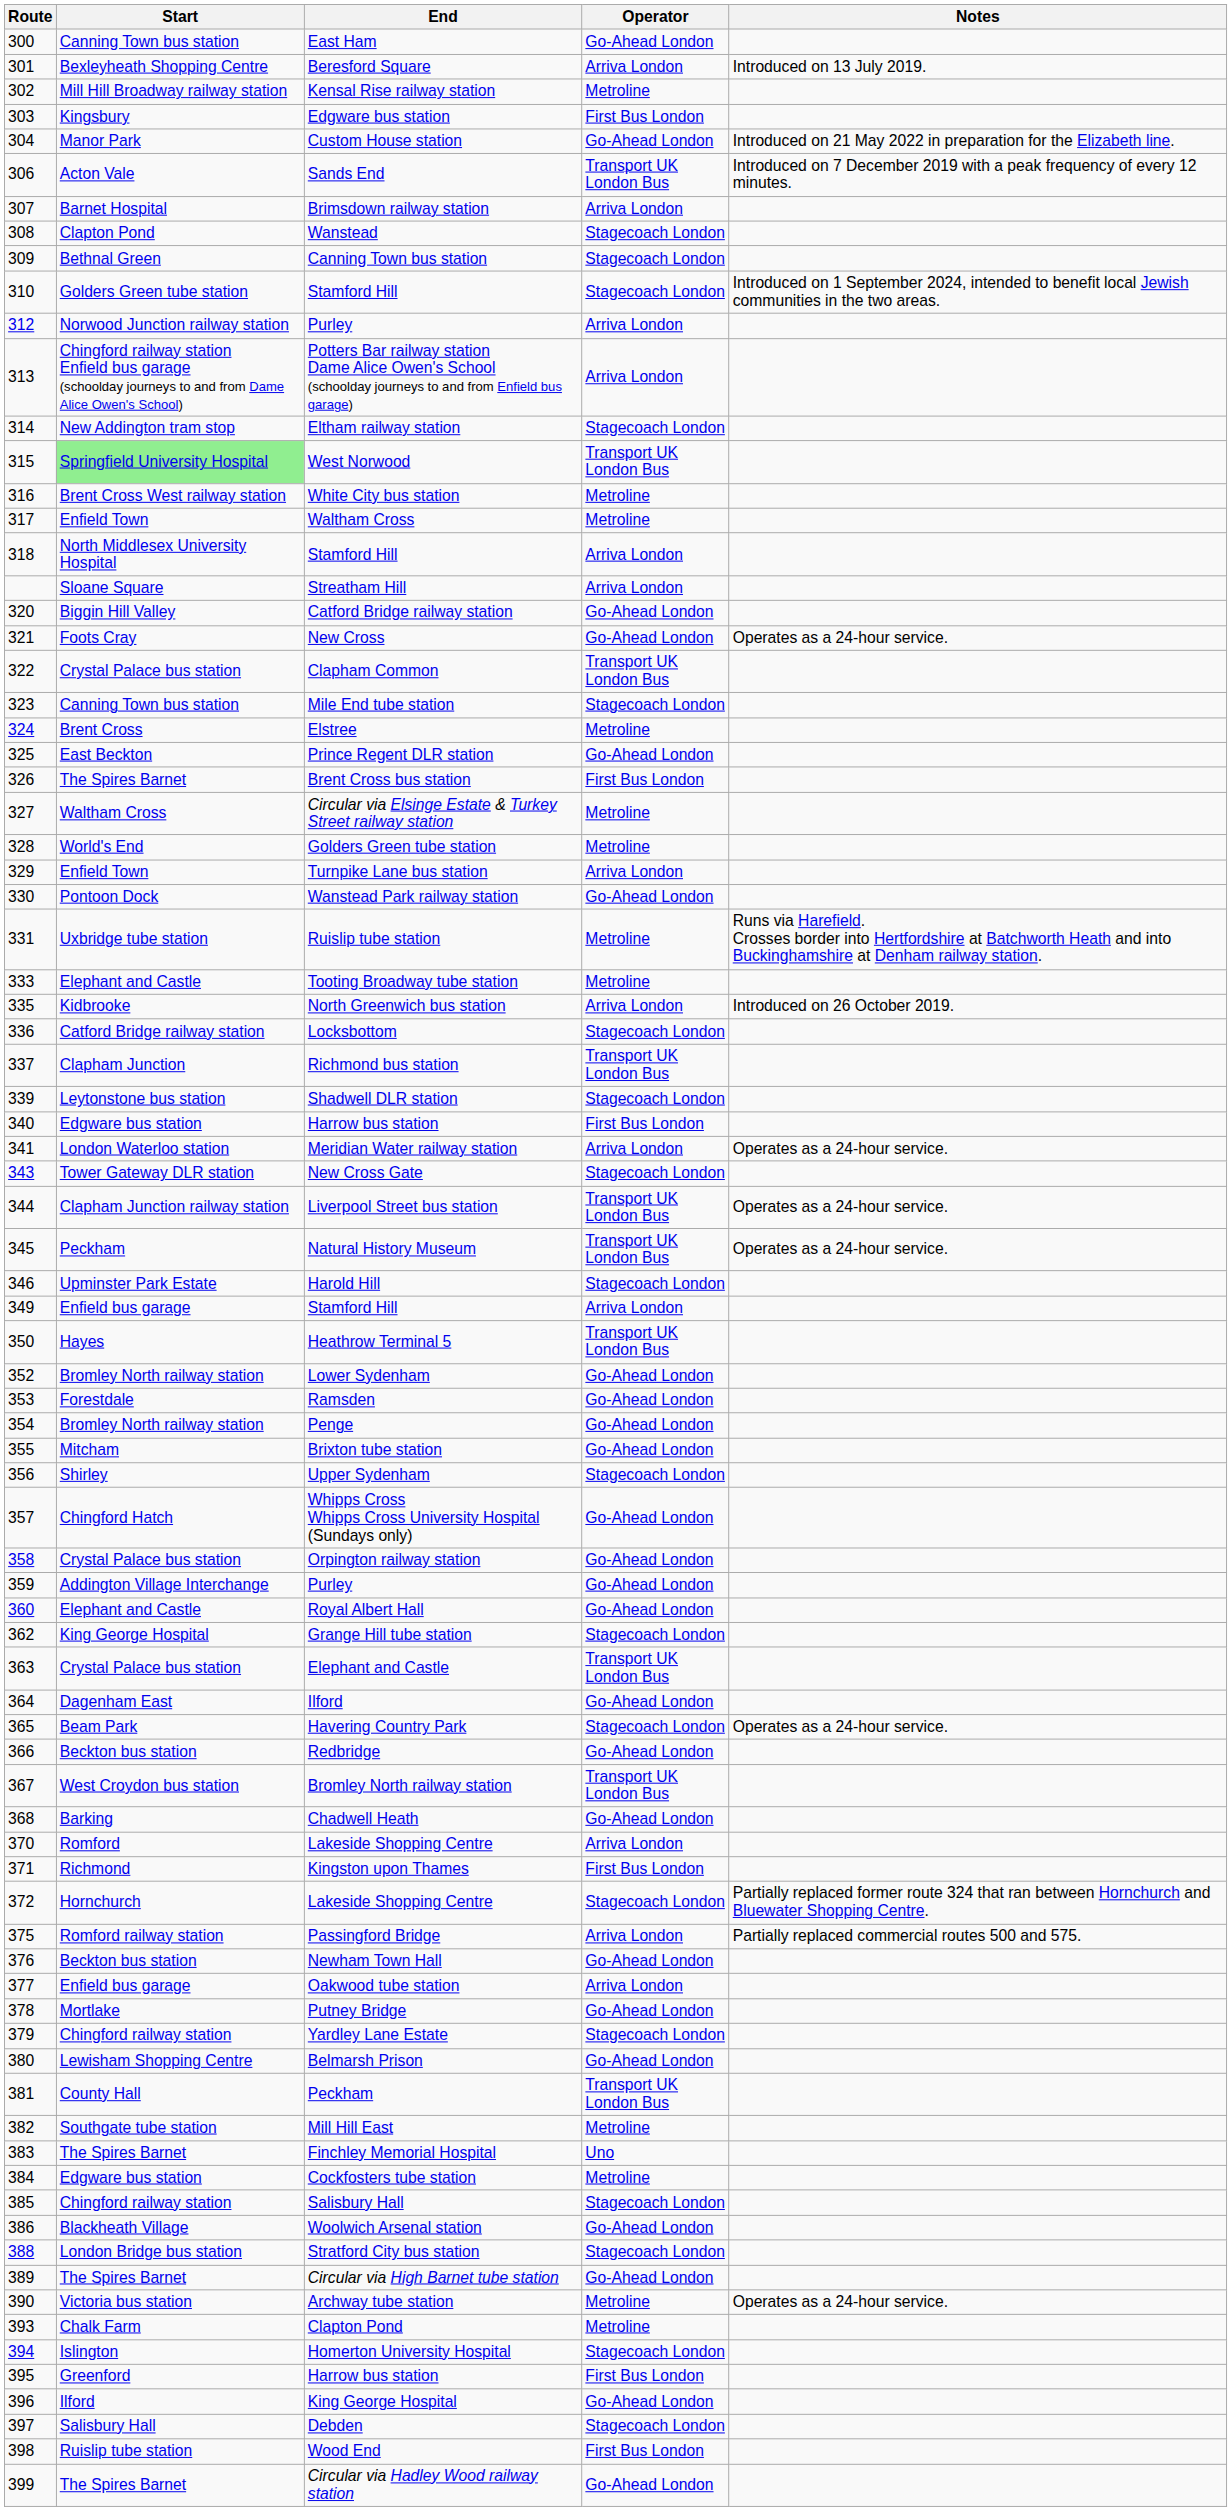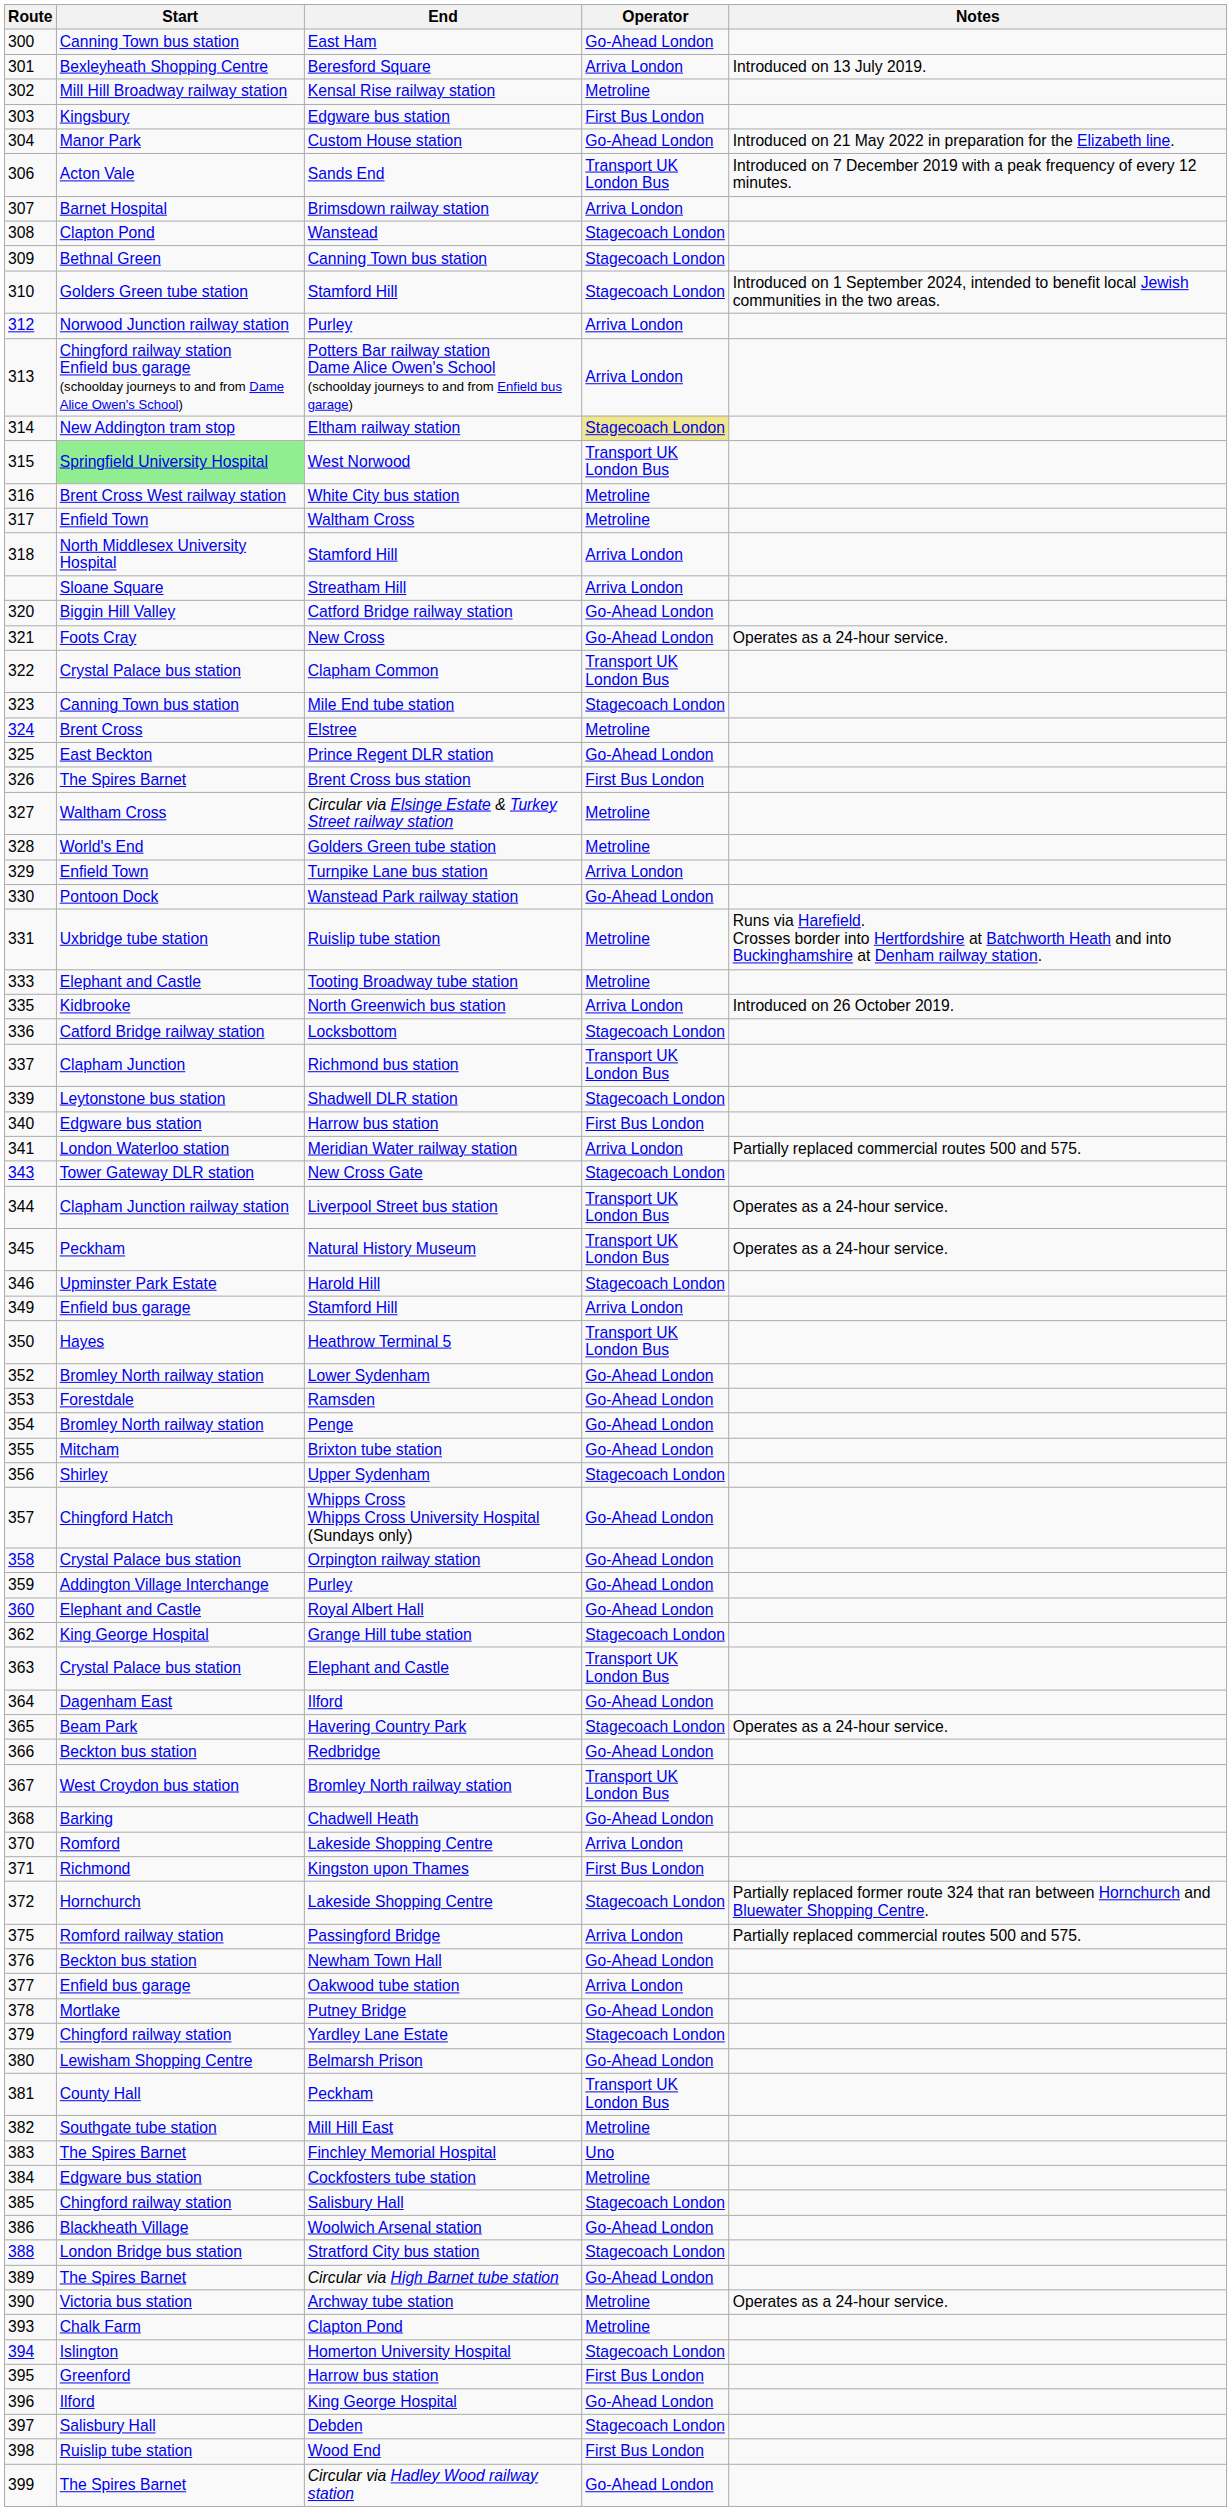(655, 428) no background -> (655, 428) khaki background
(840, 1148) Operates as a 24-hour service. -> (907, 1148) Partially replaced commercial routes 500 and 575.
